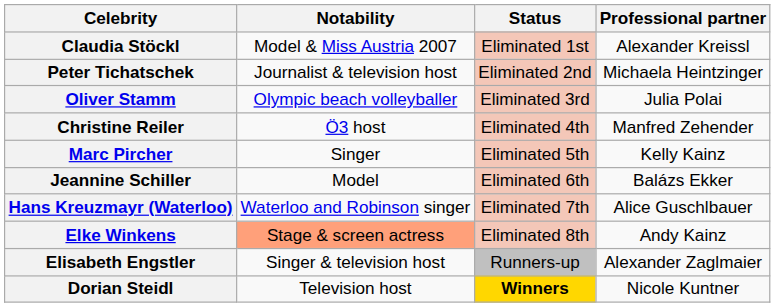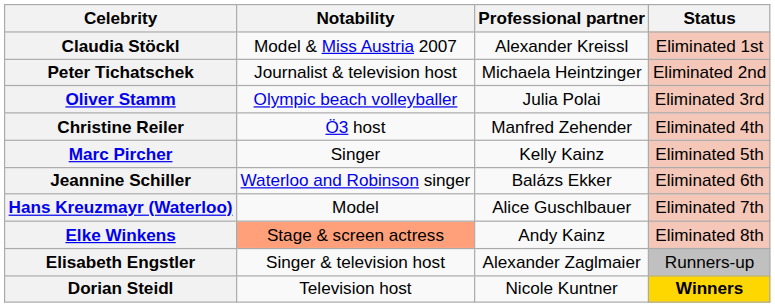columns swapped: (683, 19) <-> (535, 19)
(355, 181) Model -> (355, 181) Waterloo and Robinson singer
(355, 208) Waterloo and Robinson singer -> (355, 208) Model
